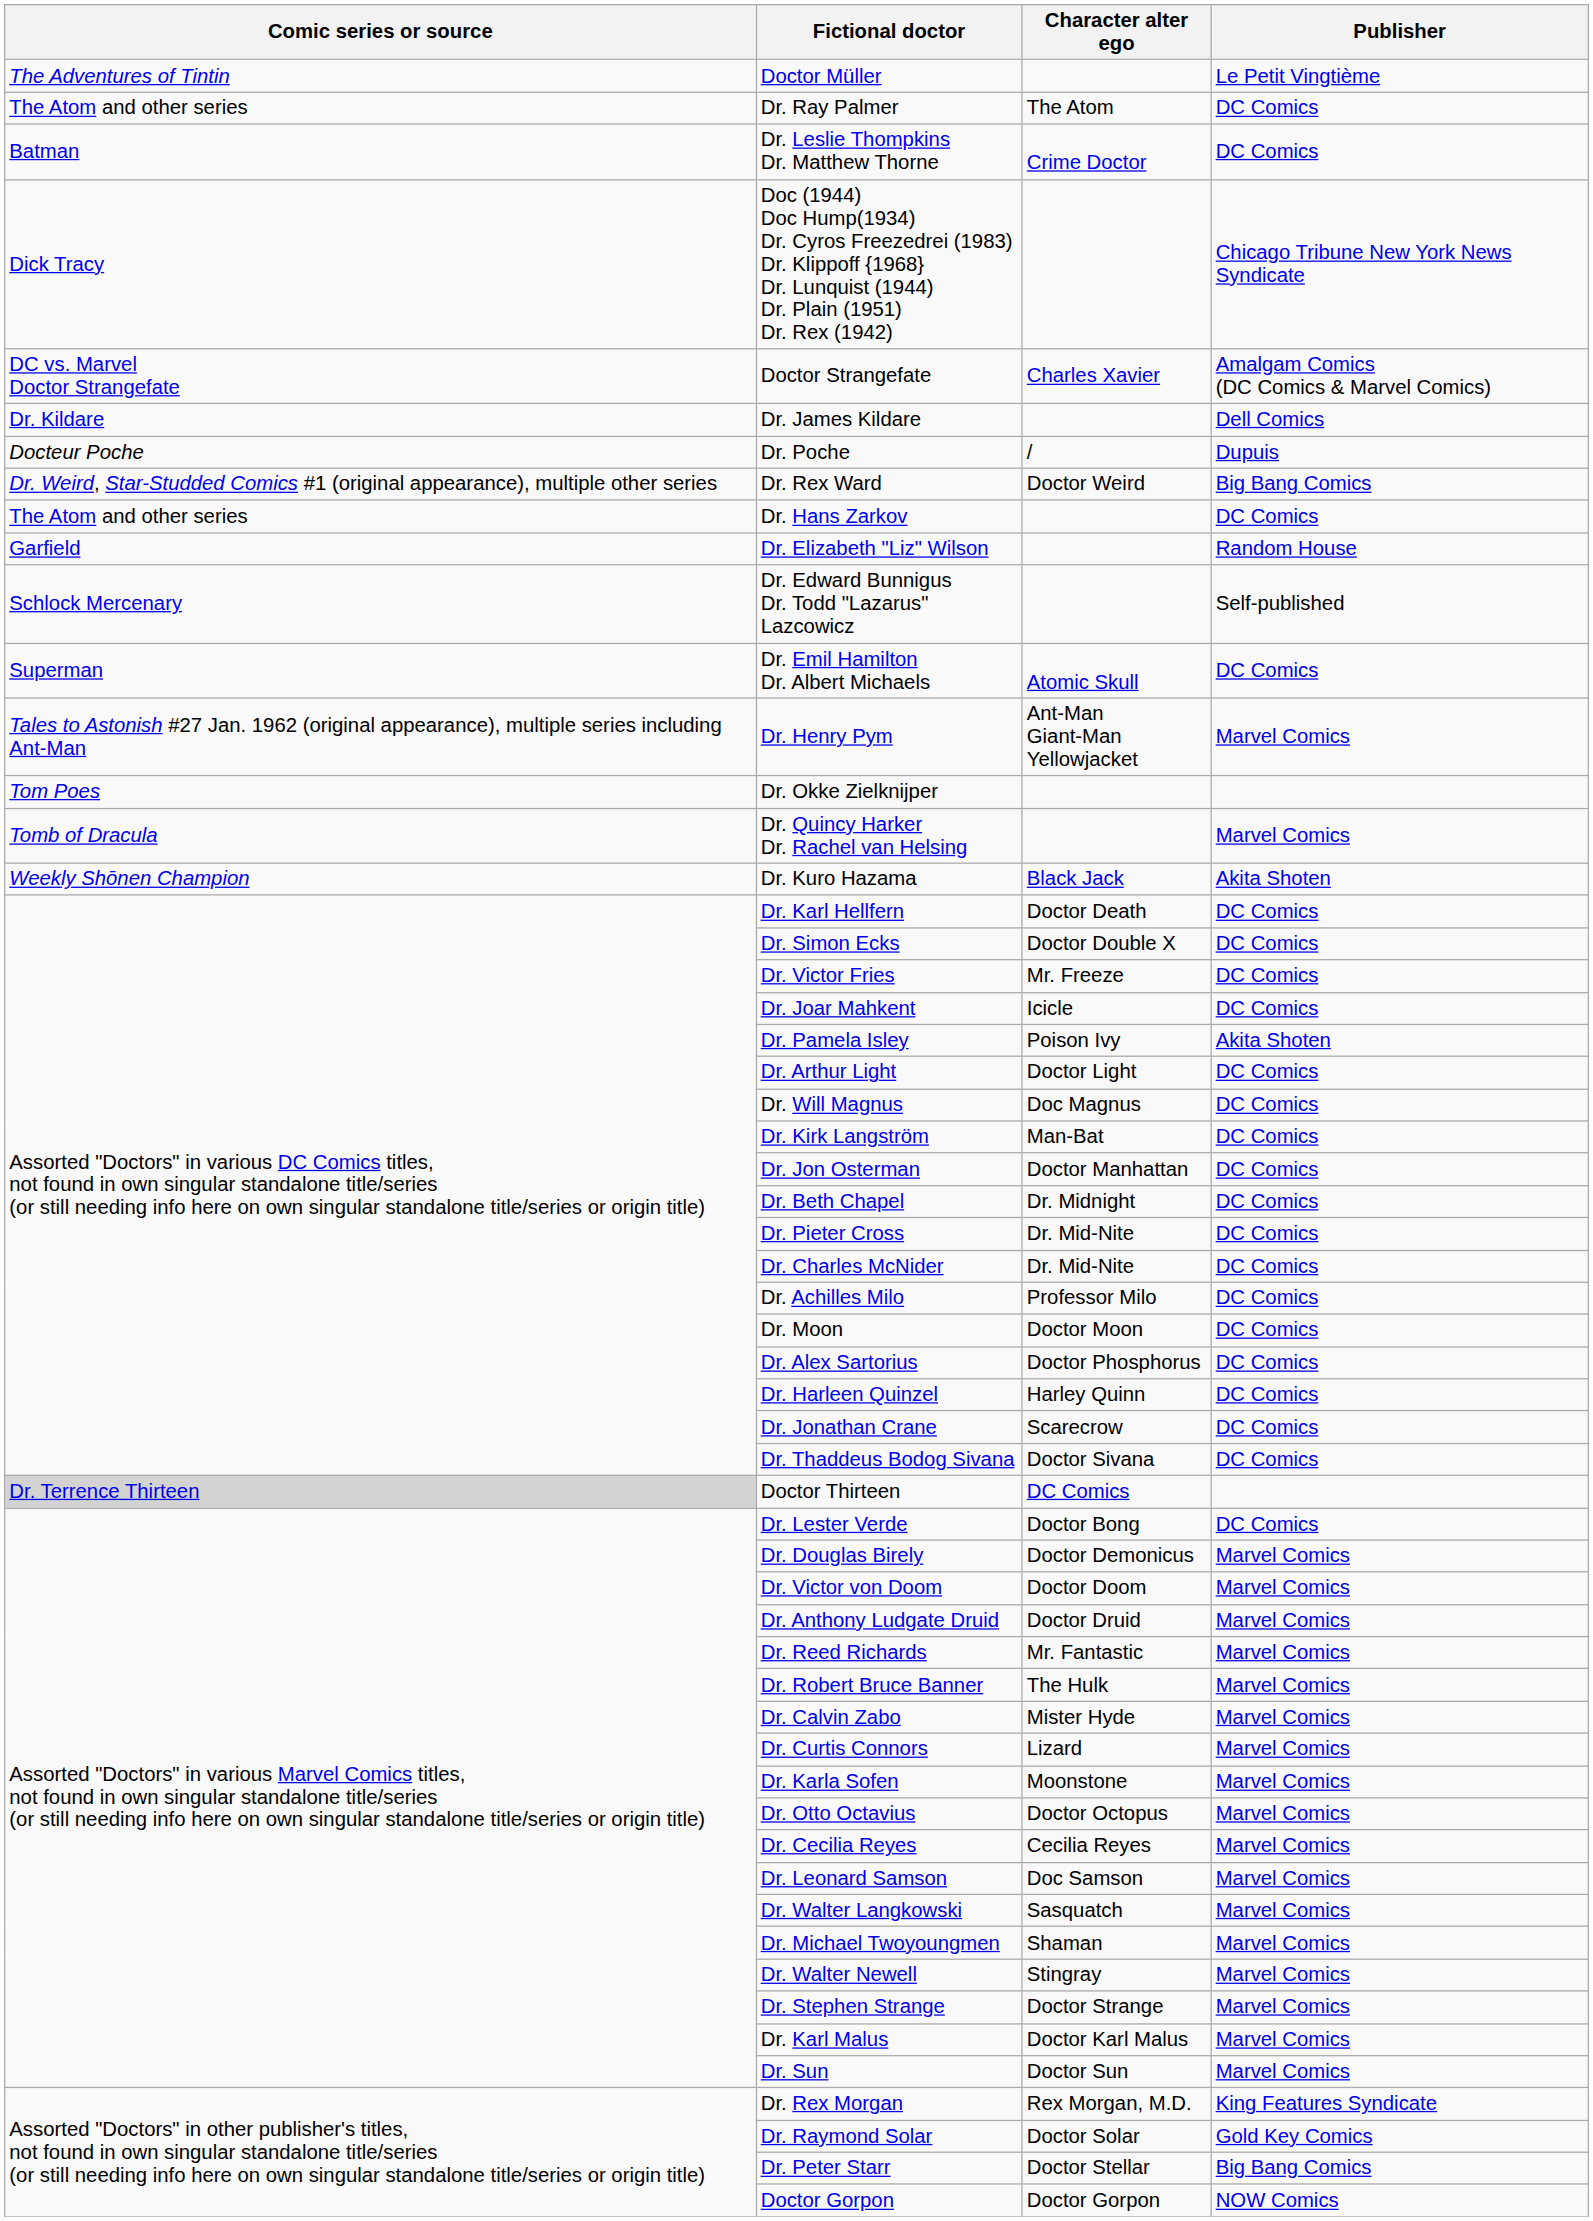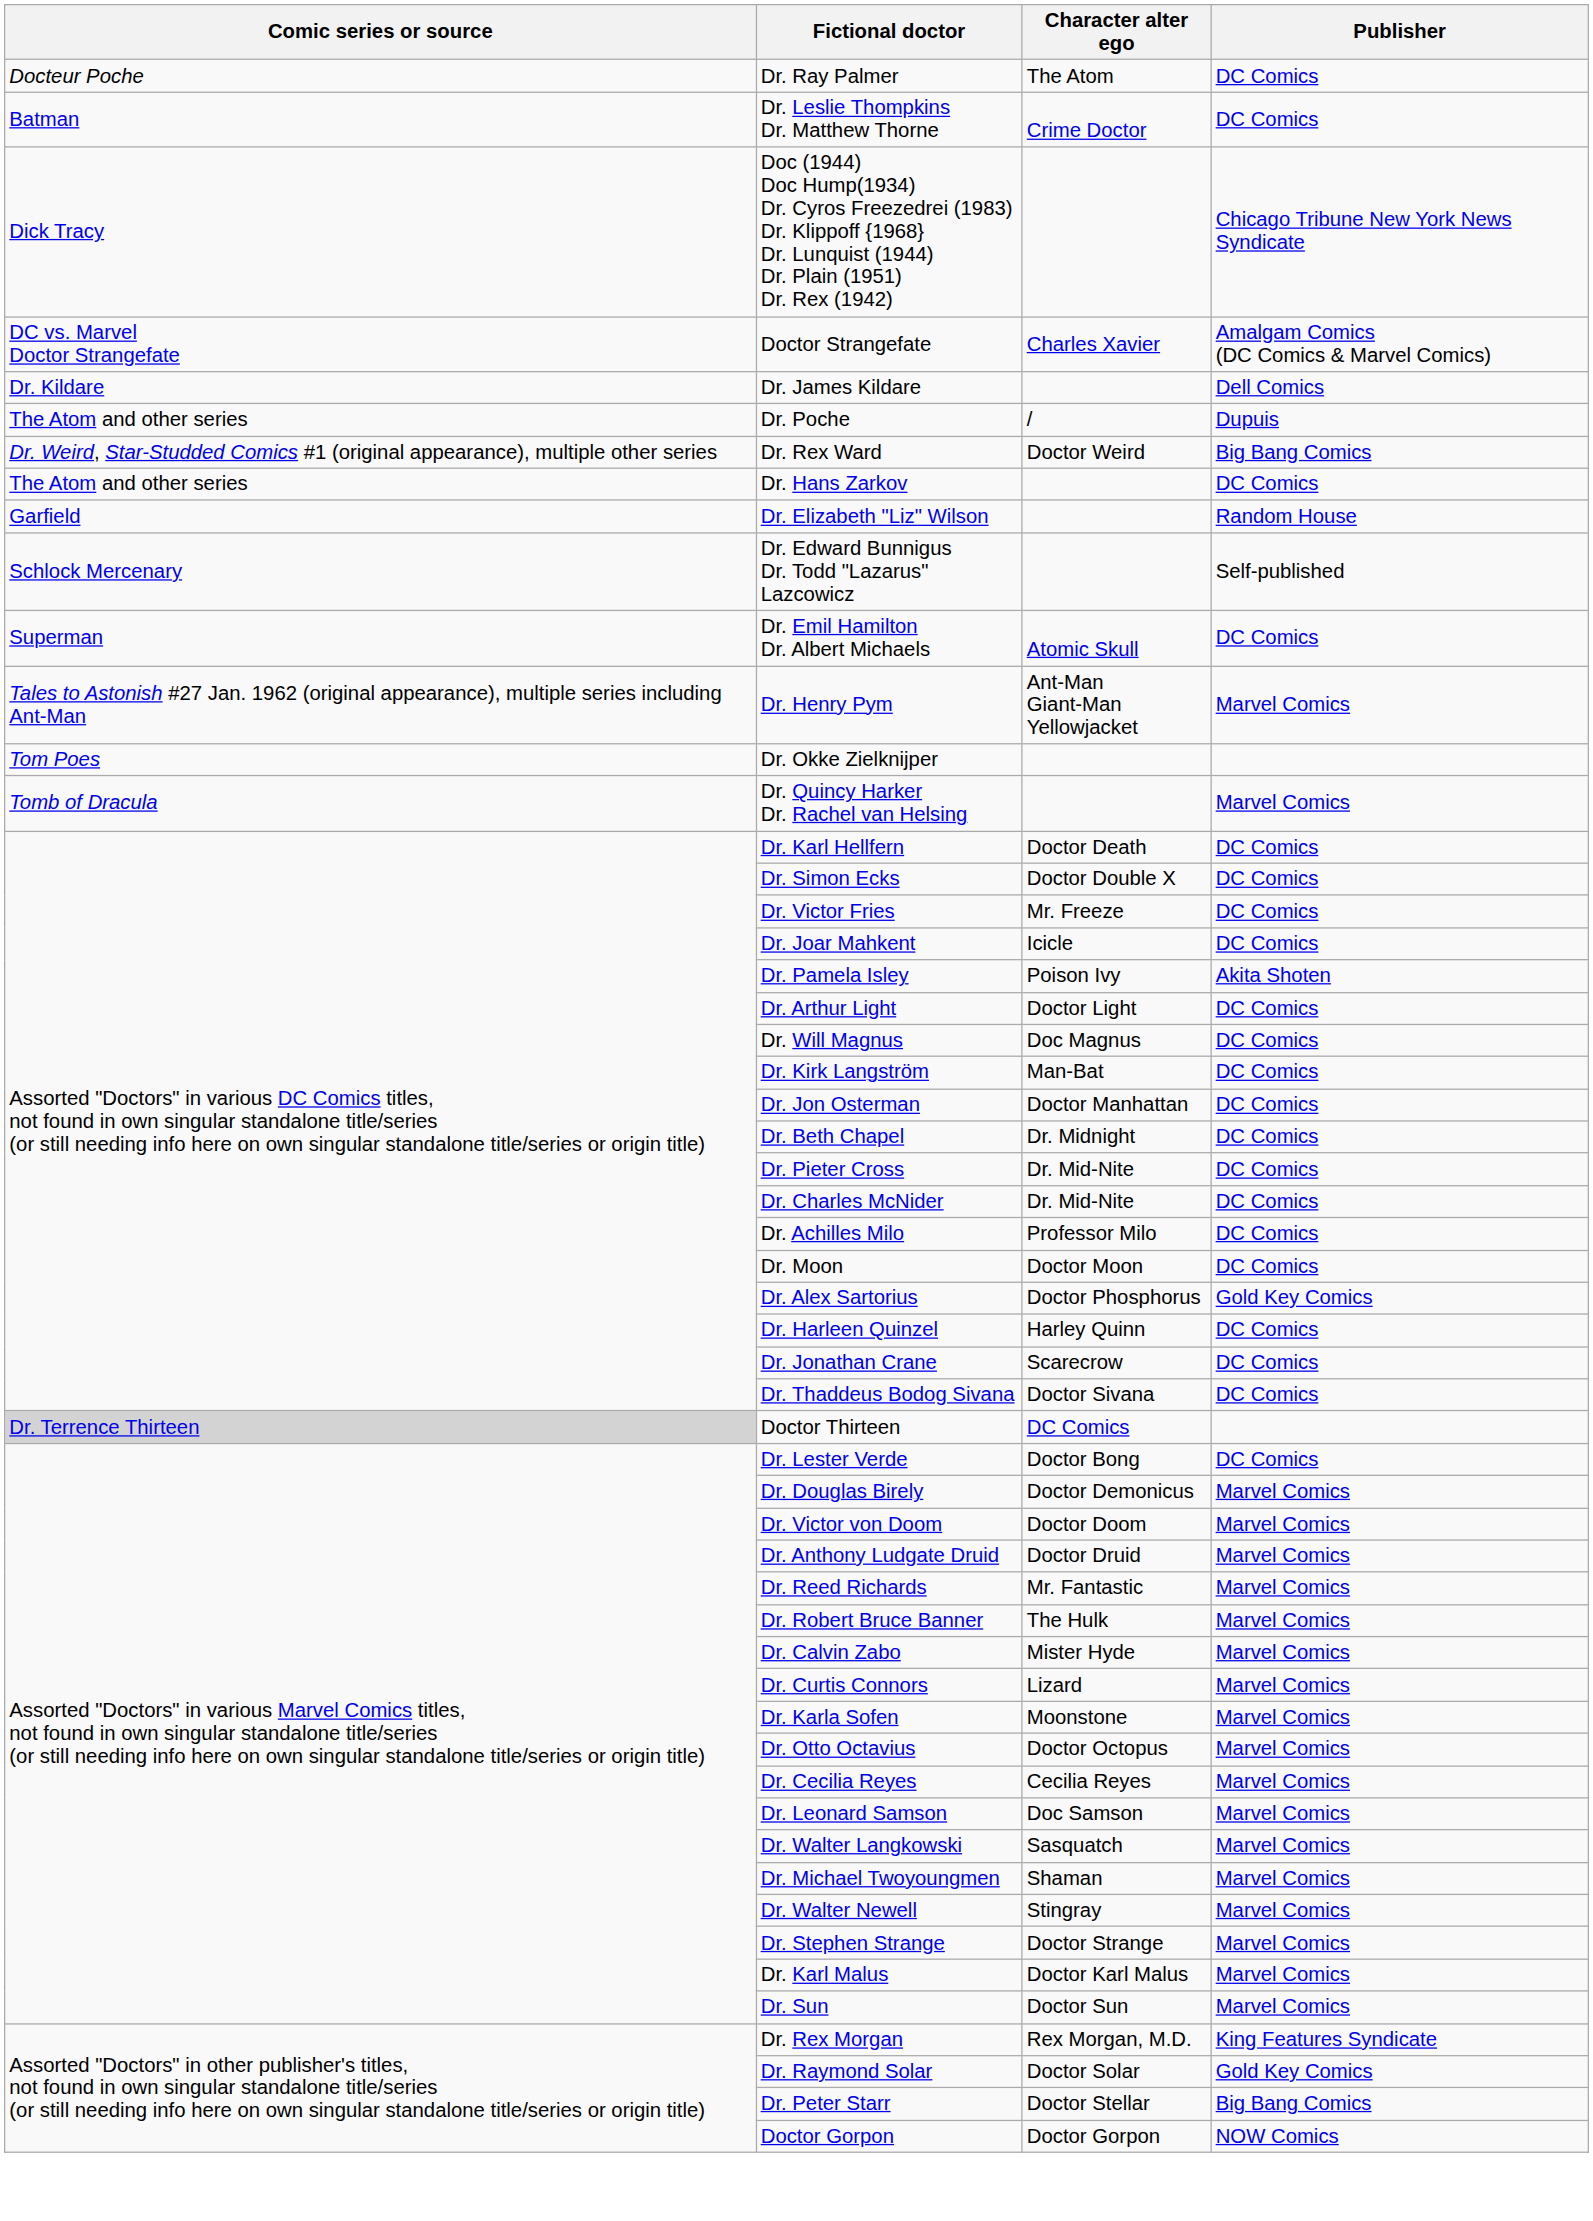- row: (821, 75)
(128, 107) The Atom and other series -> (77, 75) Docteur Poche
(77, 451) Docteur Poche -> (128, 419) The Atom and other series
- row: (839, 879)
(1267, 1362) DC Comics -> (1294, 1298) Gold Key Comics
